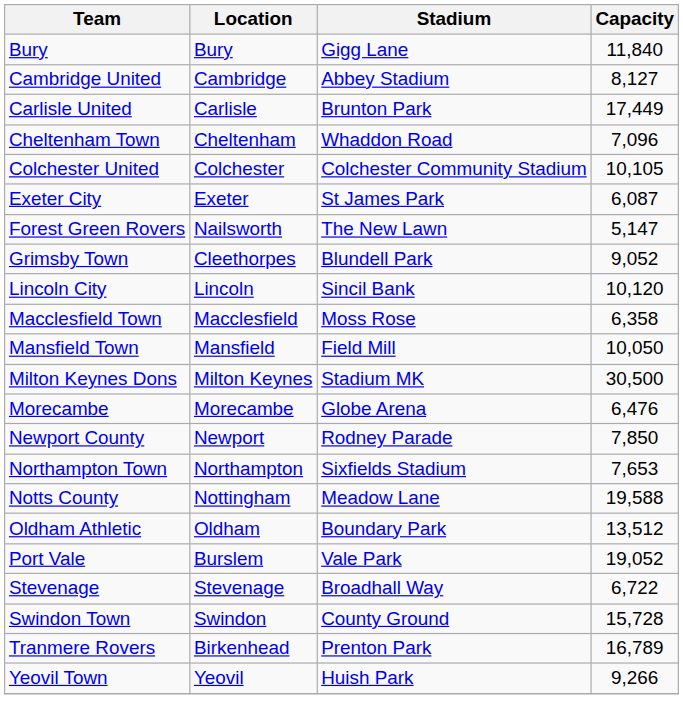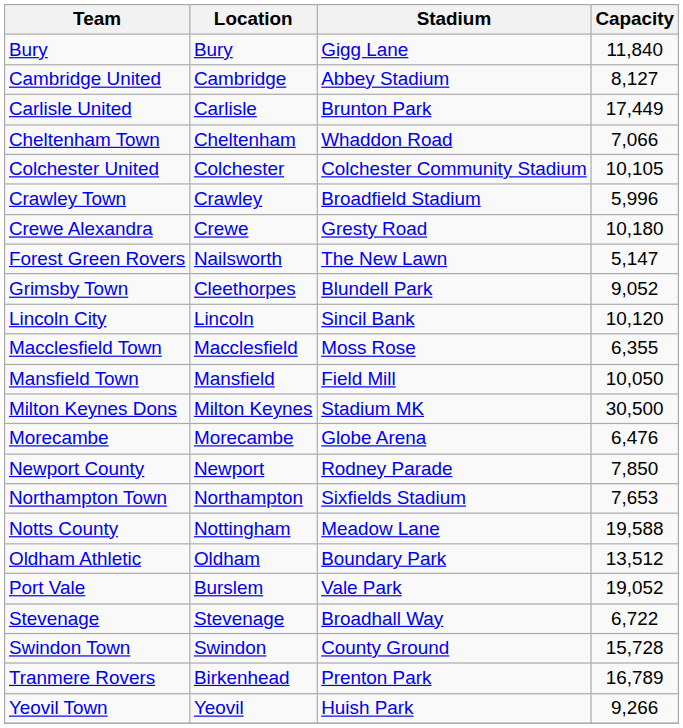(635, 139) 7,096 -> (635, 139) 7,066
+ row: (68, 199)
+ row: (81, 229)
- row: (55, 199)
(635, 318) 6,358 -> (635, 348) 6,355
